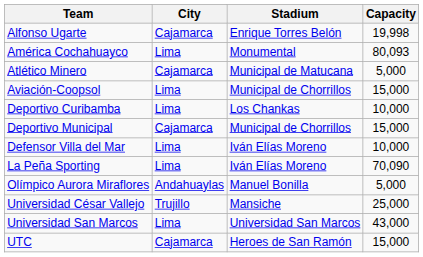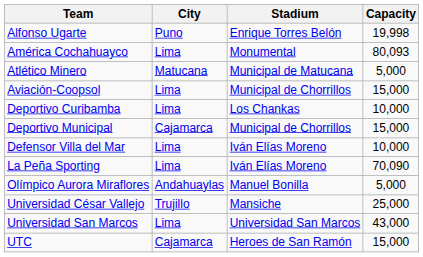(184, 33) Cajamarca -> (169, 33) Puno
(184, 71) Cajamarca -> (181, 71) Matucana
